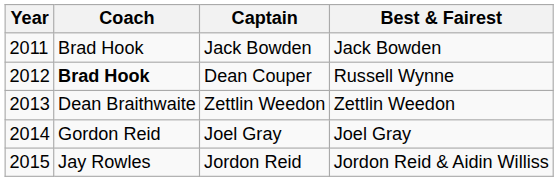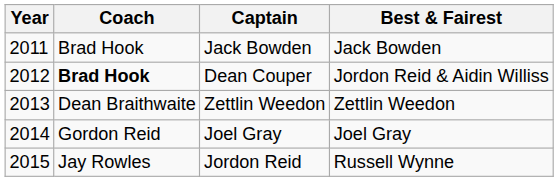(394, 76) Russell Wynne -> (441, 76) Jordon Reid & Aidin Williss
(441, 162) Jordon Reid & Aidin Williss -> (394, 162) Russell Wynne
